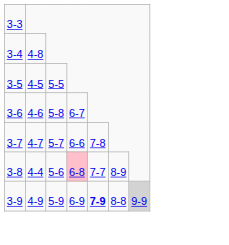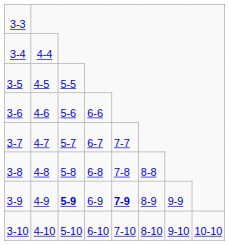(35, 54) 4-8 -> (45, 54) 4-4
(56, 113) 5-8 -> (68, 113) 5-6
(77, 113) 6-7 -> (95, 113) 6-6
(77, 143) 6-6 -> (95, 143) 6-7
(98, 143) 7-8 -> (122, 143) 7-7
(35, 172) 4-4 -> (42, 172) 4-8
(56, 172) 5-6 -> (68, 172) 5-8
(77, 172) pink background -> (95, 172) no background
(98, 172) 7-7 -> (122, 172) 7-8
(118, 172) 8-9 -> (149, 172) 8-8
(56, 202) normal -> (68, 202) bold
(118, 202) 8-8 -> (149, 202) 8-9
(139, 202) lightgrey background -> (175, 202) no background
+ row: (18, 231)
